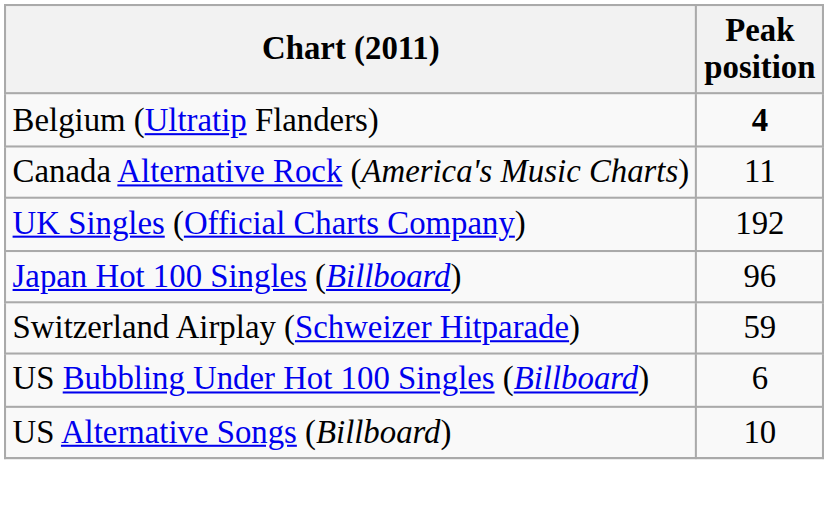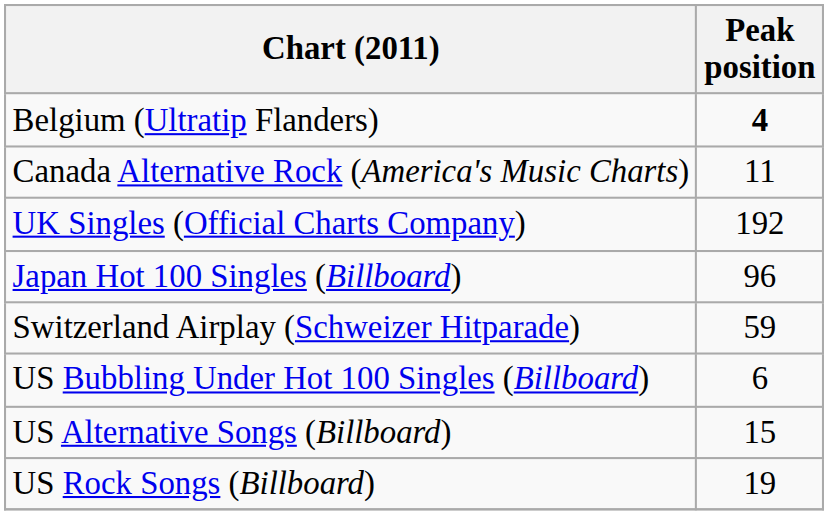(760, 431) 10 -> (760, 431) 15
+ row: (194, 483)
